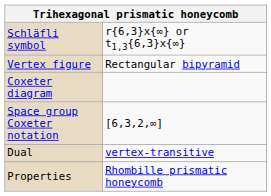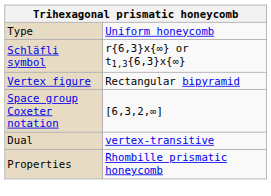+ row: (20, 31)
- row: (30, 87)
